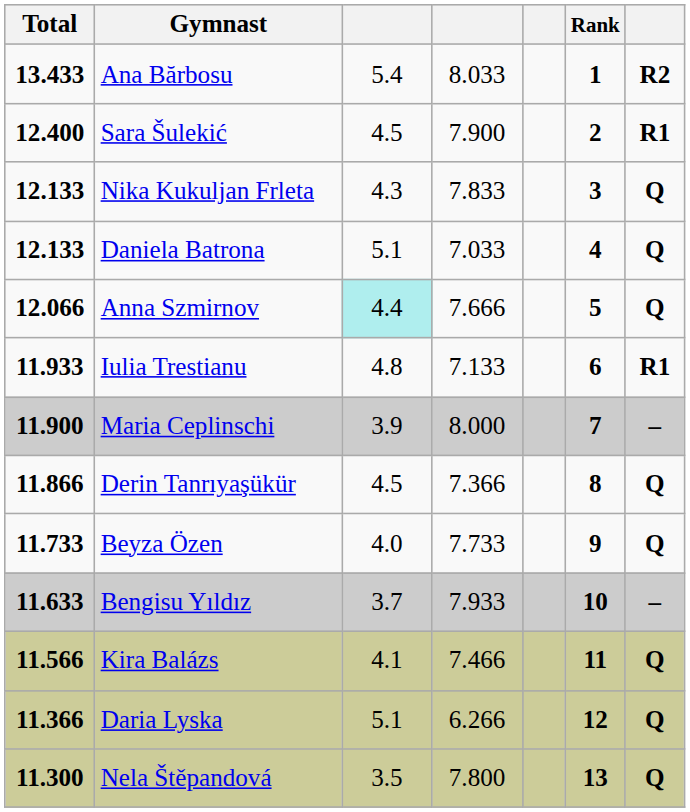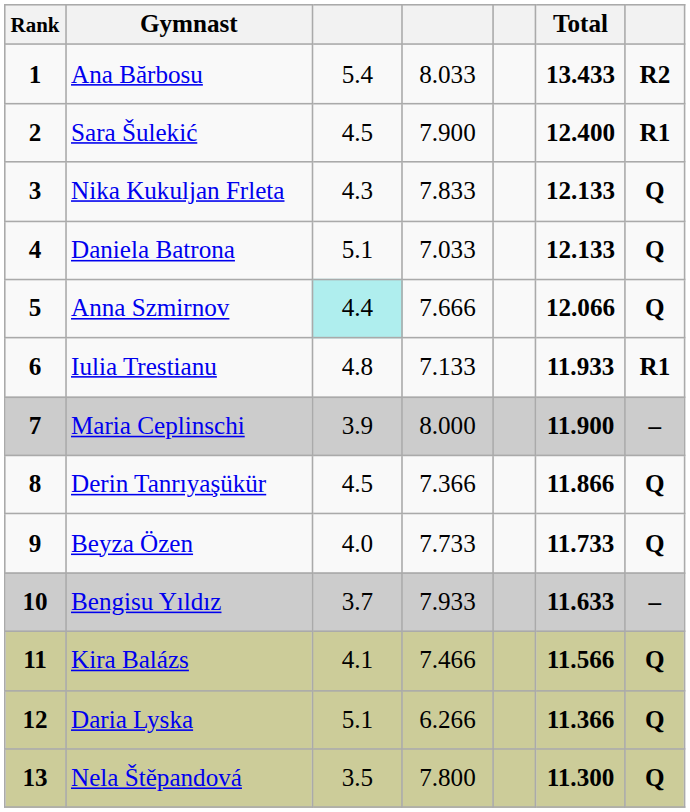columns swapped: (595, 25) <-> (50, 24)
